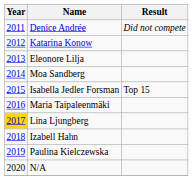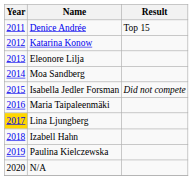(155, 27) Did not compete -> (137, 27) Top 15
(137, 90) Top 15 -> (155, 90) Did not compete
